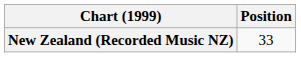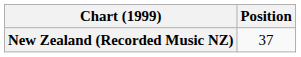(266, 39) 33 -> (266, 39) 37
